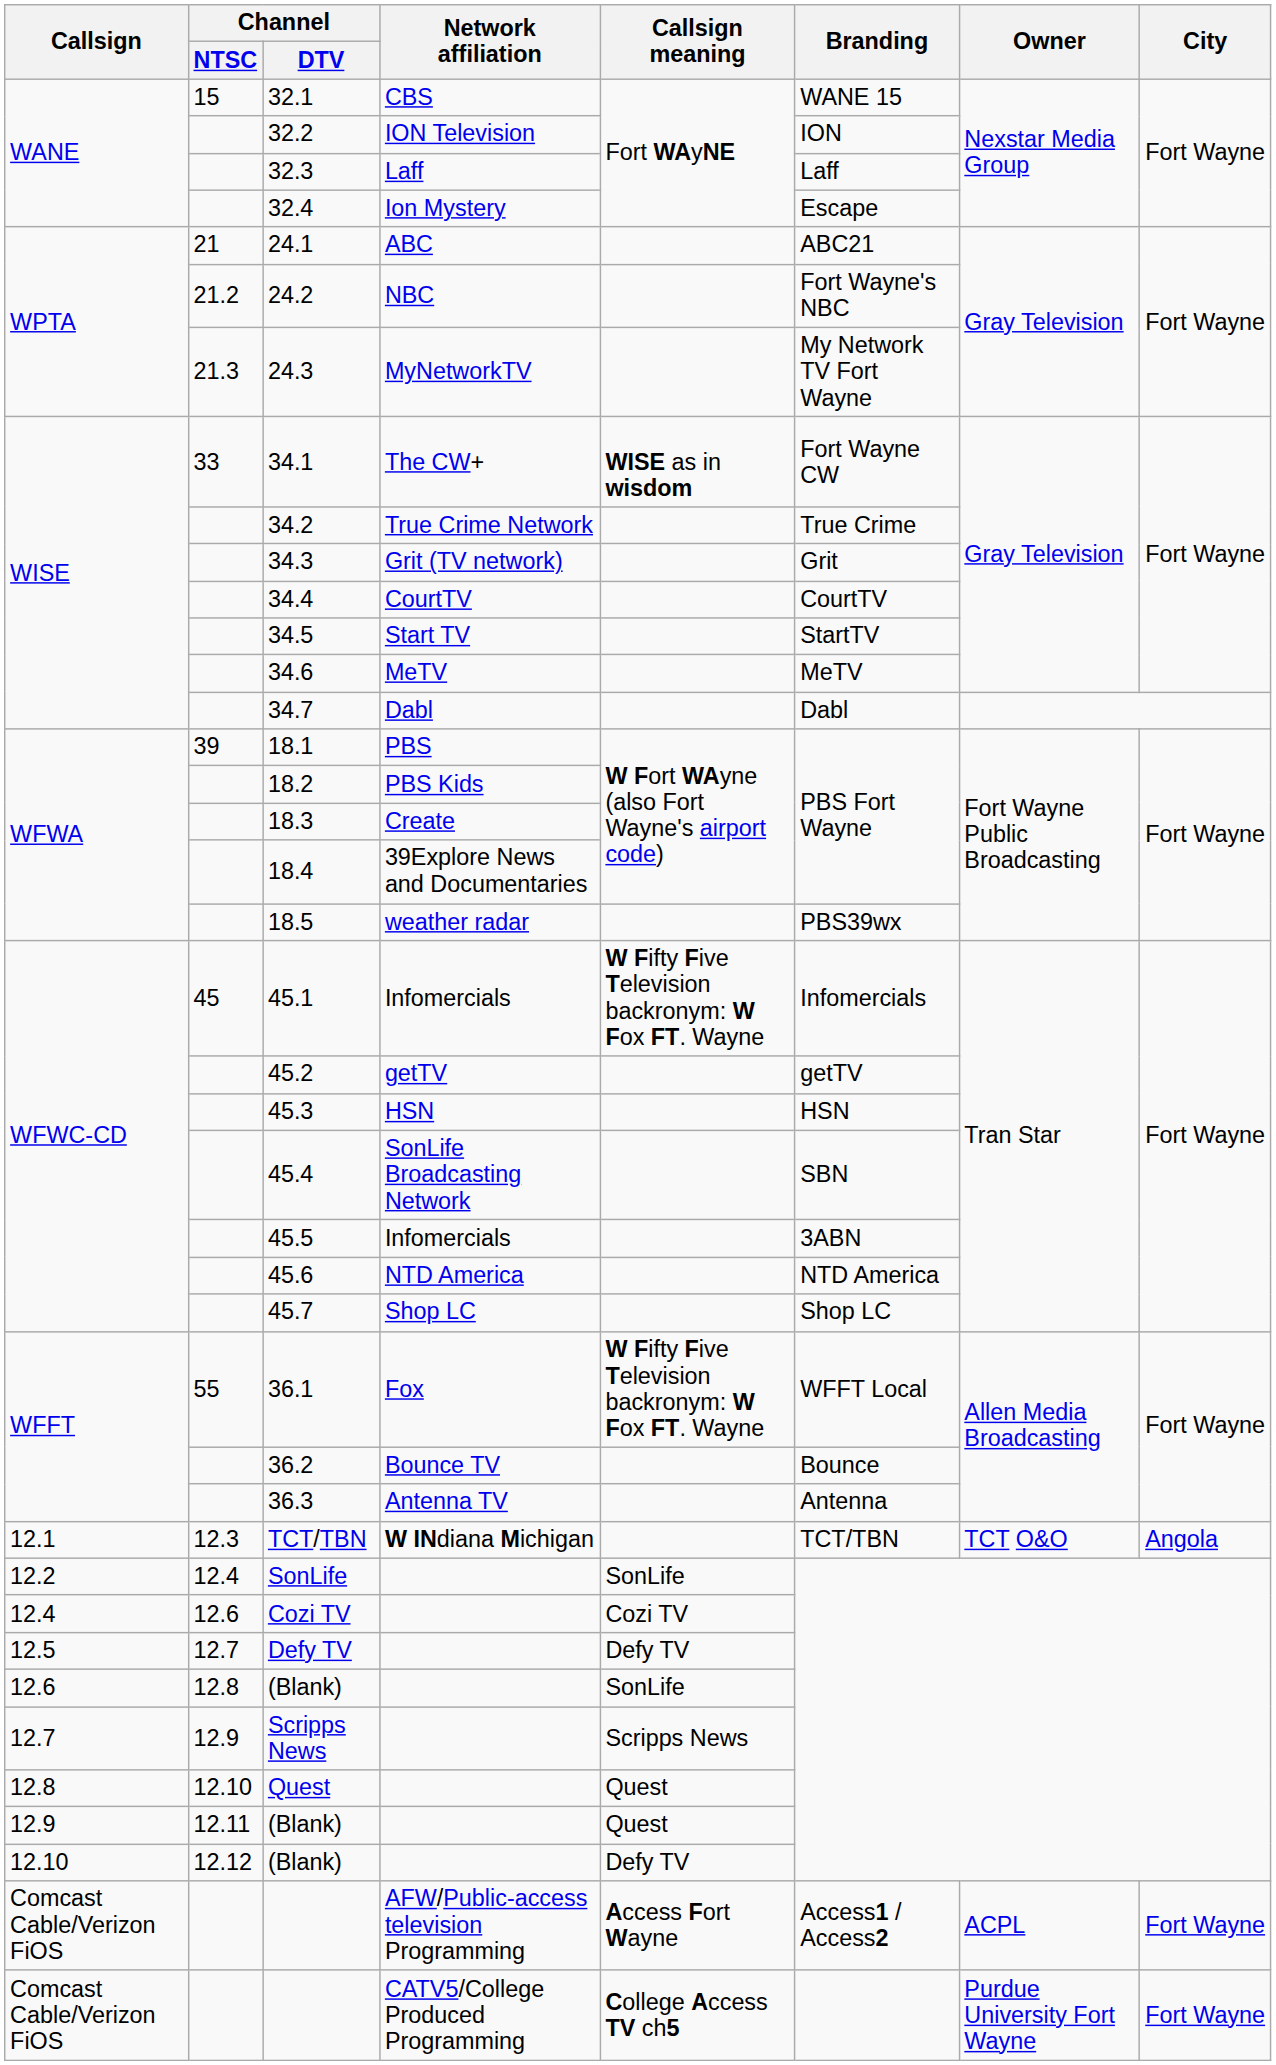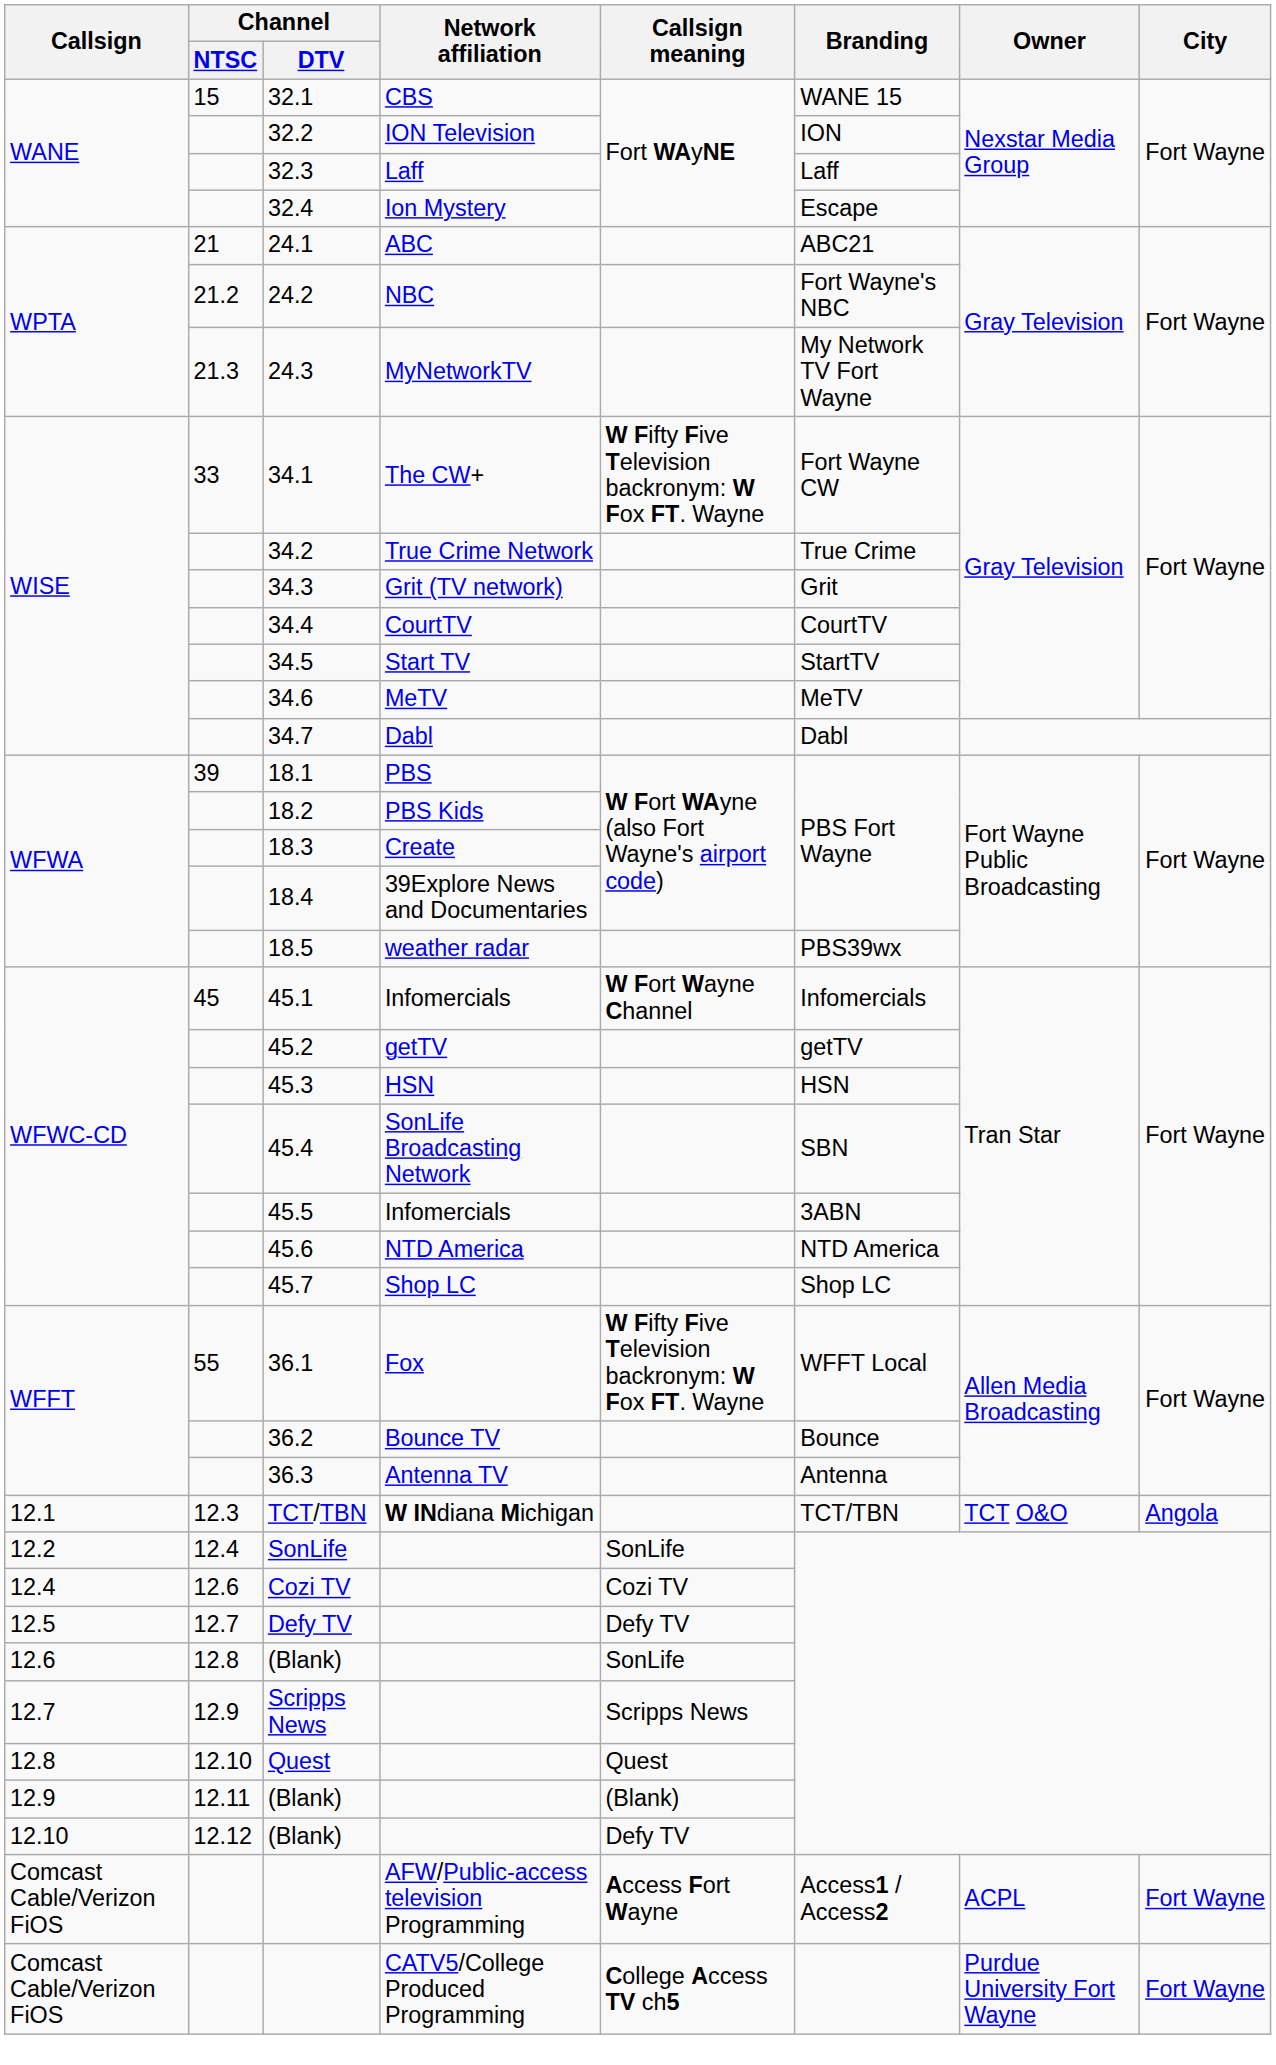(663, 474) WISE as in wisdom -> (685, 474) W Fifty Five Television backronym: W Fox FT. Wayne
(685, 998) W Fifty Five Television backronym: W Fox FT. Wayne -> (680, 998) W Fort Wayne Channel
(637, 1825) Quest -> (642, 1798) (Blank)
